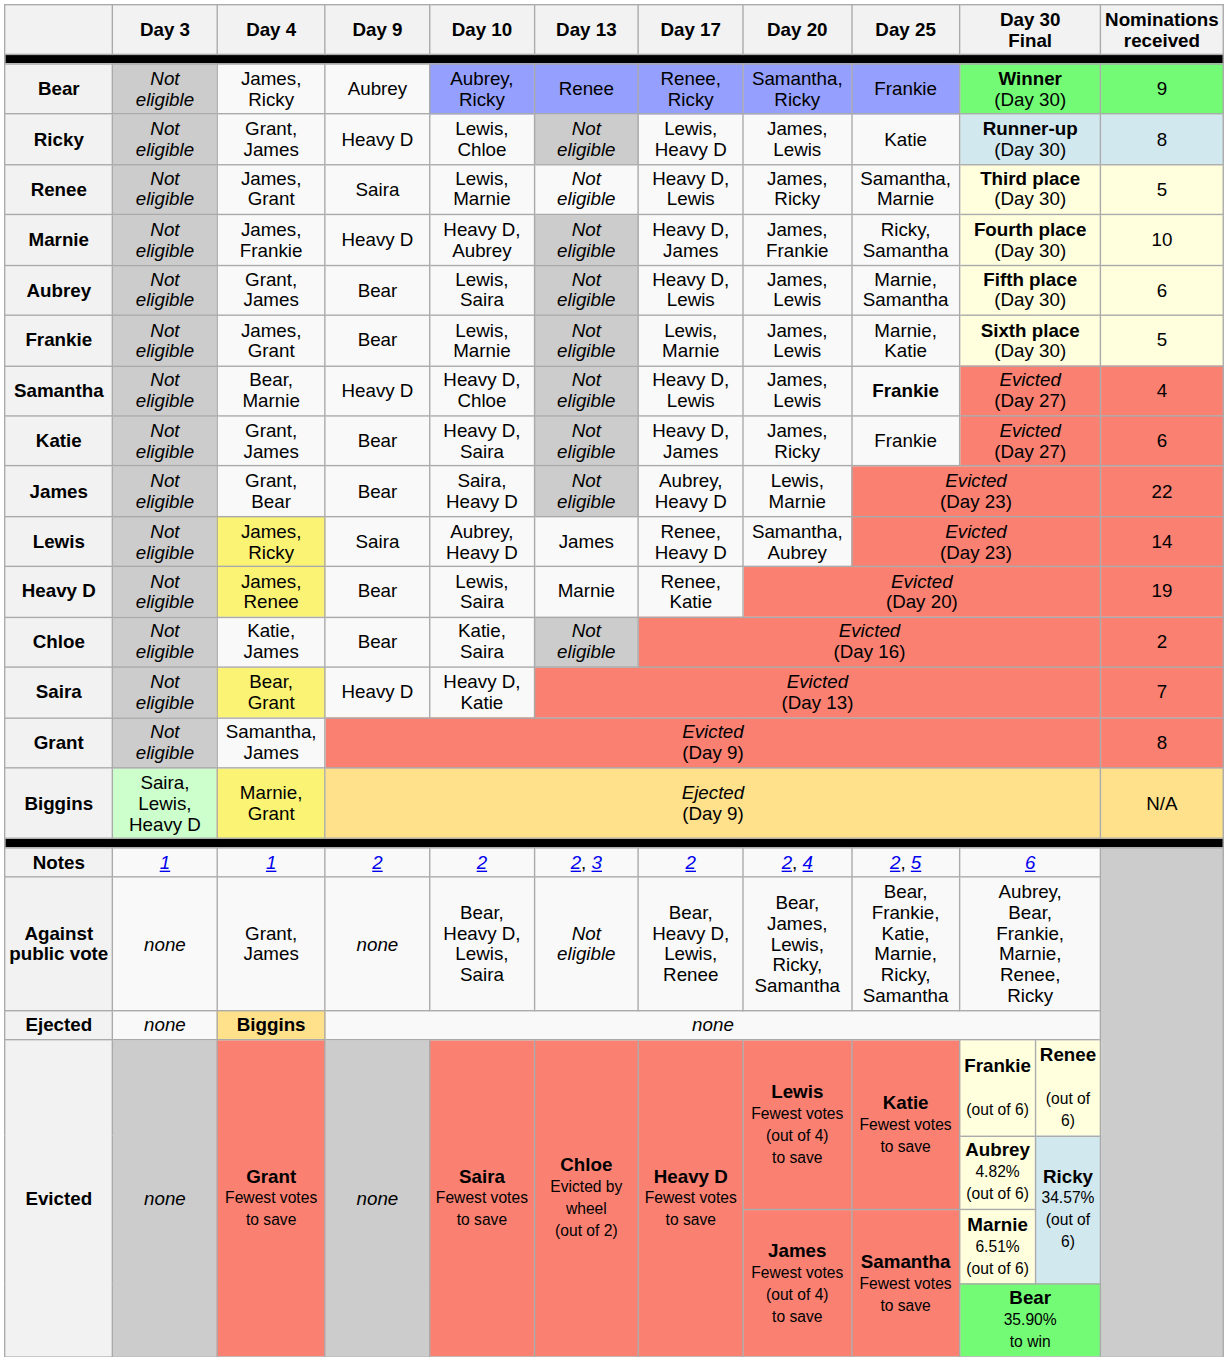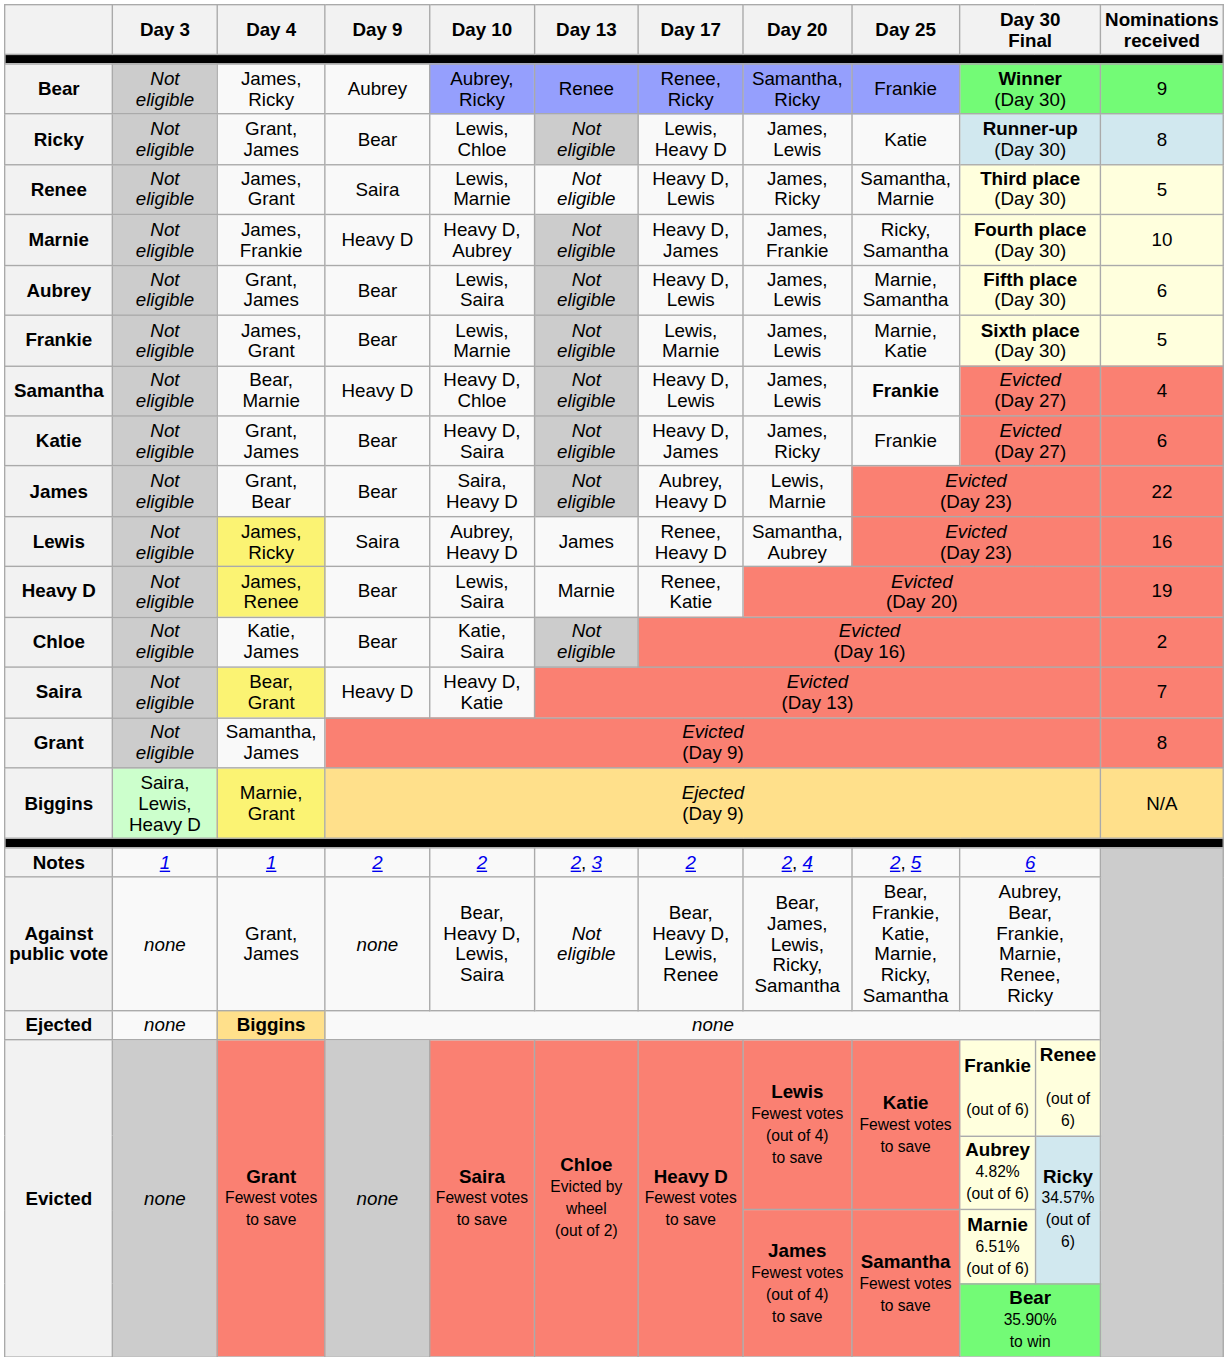(377, 139) Heavy D -> (377, 139) Bear
(1162, 541) 14 -> (1162, 541) 16
